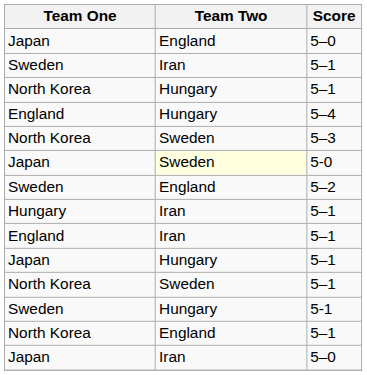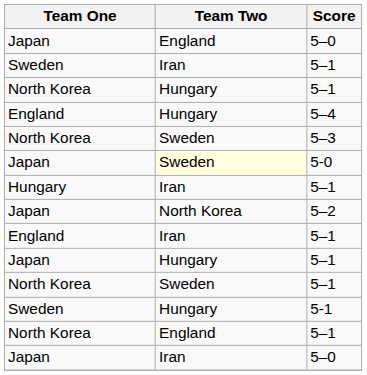- row: (36, 187)
+ row: (29, 211)
